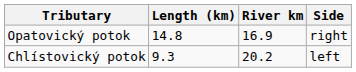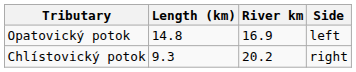(329, 36) right -> (325, 36) left
(325, 56) left -> (329, 56) right
